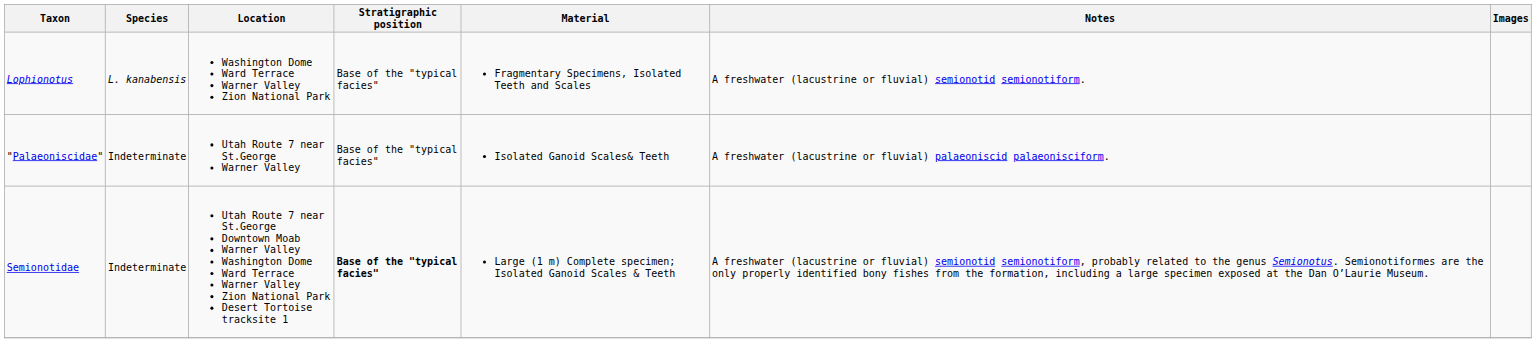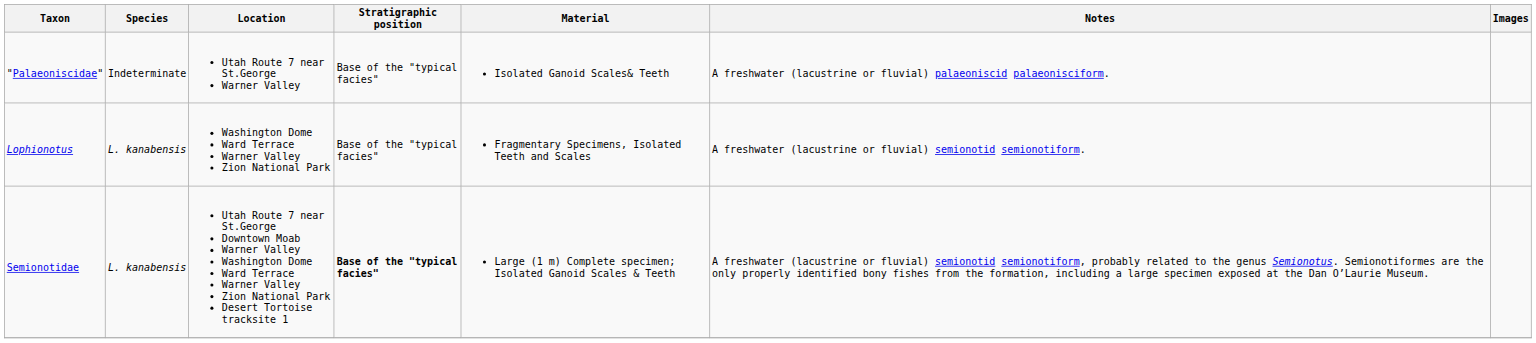rows swapped: (40, 79) <-> (55, 156)
(147, 267) Indeterminate -> (147, 267) L. kanabensis
